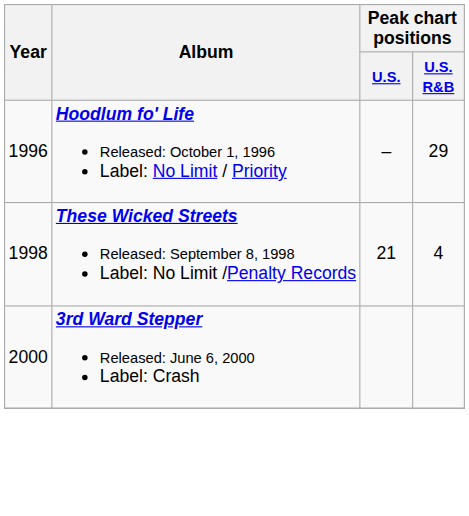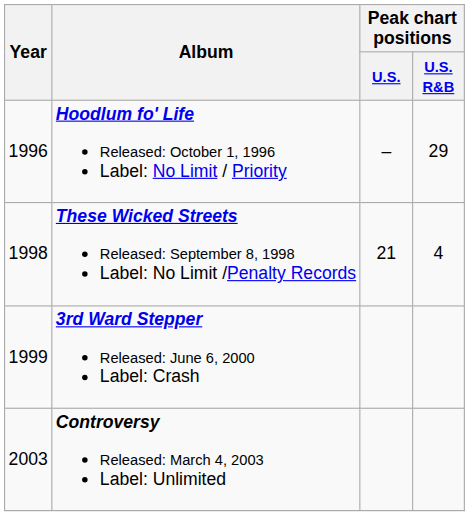(28, 356) 2000 -> (28, 356) 1999
+ row: (206, 451)
